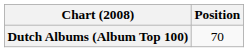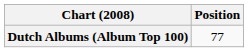(217, 36) 70 -> (217, 36) 77
